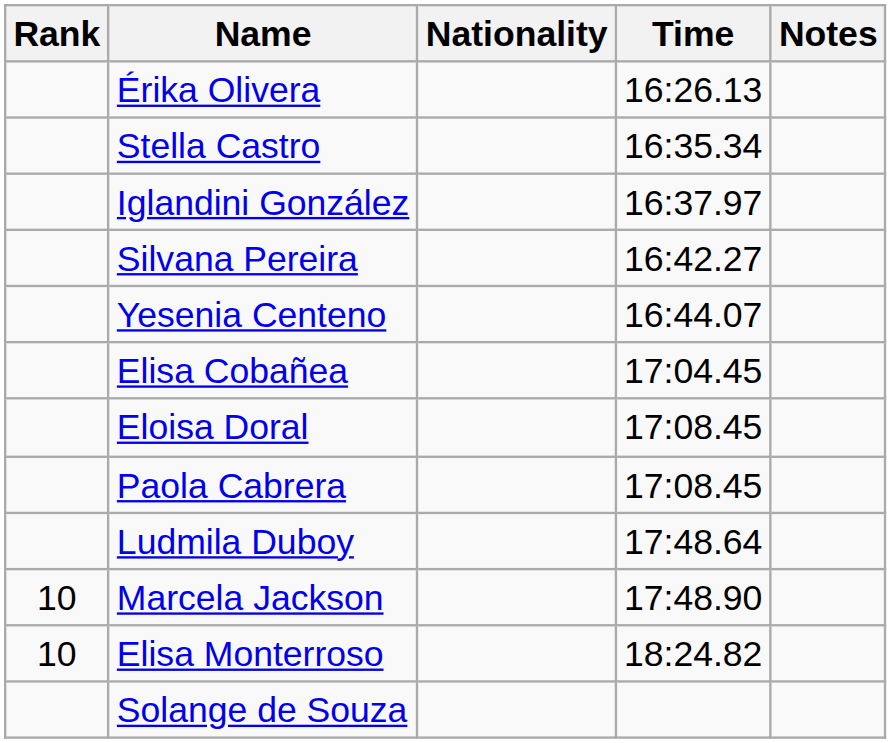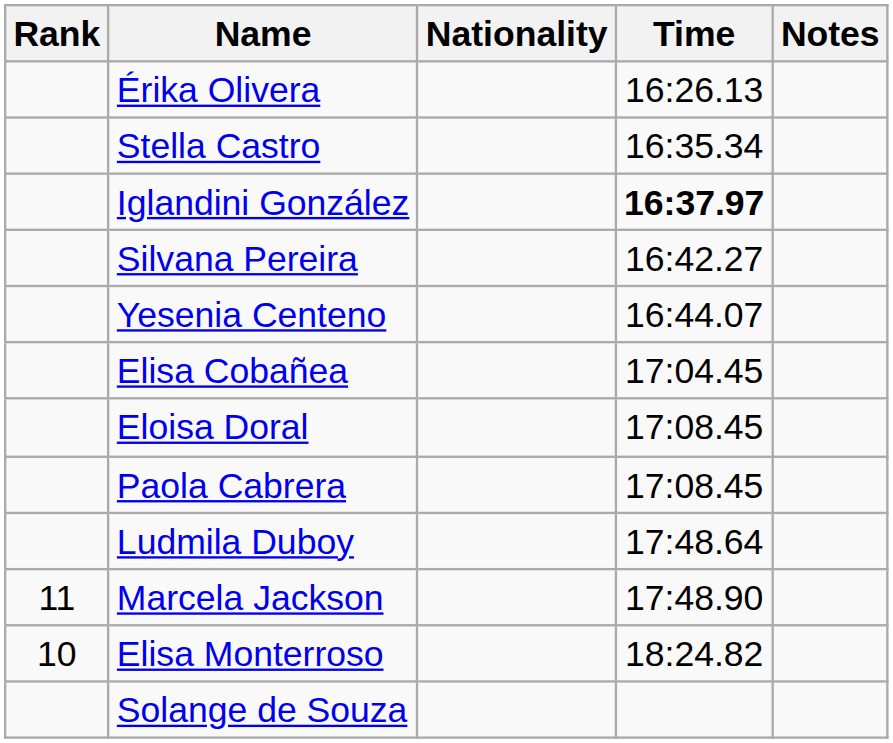(693, 202) normal -> (694, 202) bold
(57, 597) 10 -> (57, 597) 11
